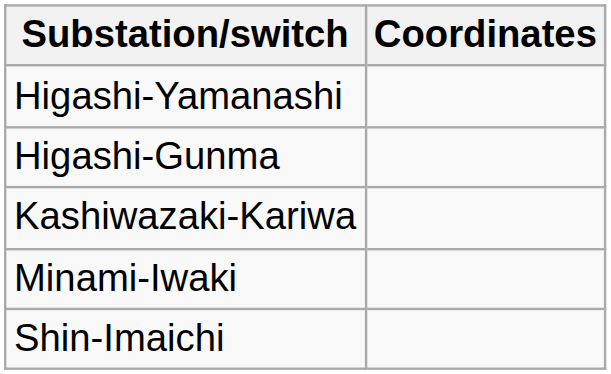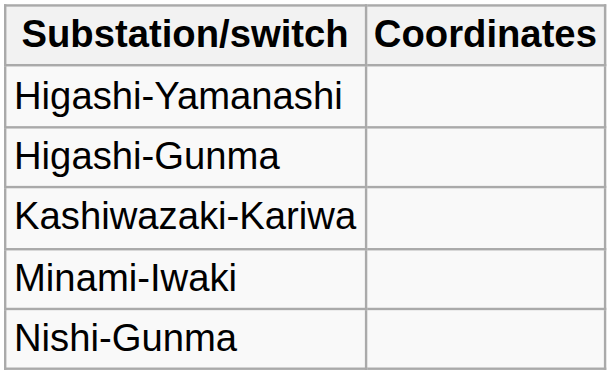+ row: (126, 338)
- row: (119, 338)
